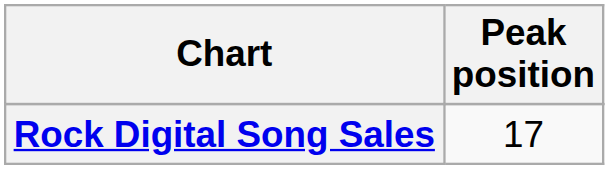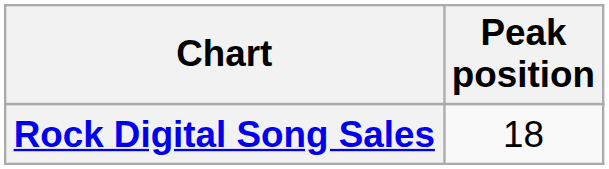(523, 133) 17 -> (523, 133) 18
